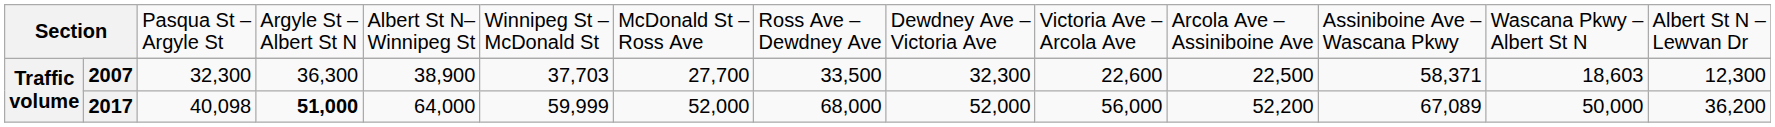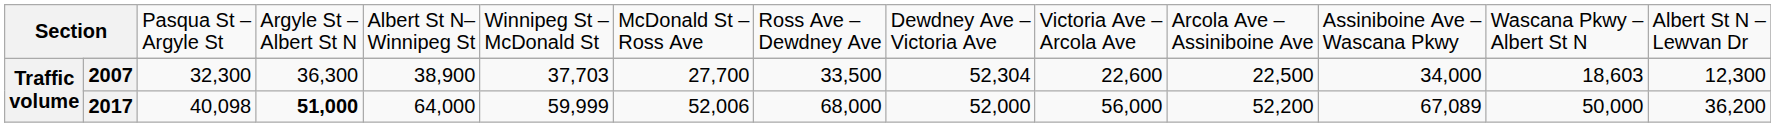(1000, 74) 32,300 -> (1000, 74) 52,304
(1451, 74) 58,371 -> (1451, 74) 34,000
(719, 106) 52,000 -> (719, 106) 52,006
